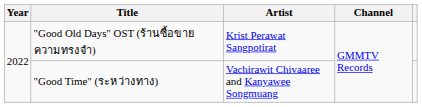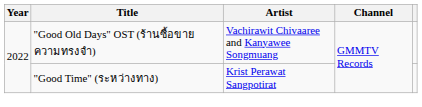(256, 41) Krist Perawat Sangpotirat -> (273, 42) Vachirawit Chivaaree and Kanyawee Songmuang
(273, 81) Vachirawit Chivaaree and Kanyawee Songmuang -> (256, 78) Krist Perawat Sangpotirat
